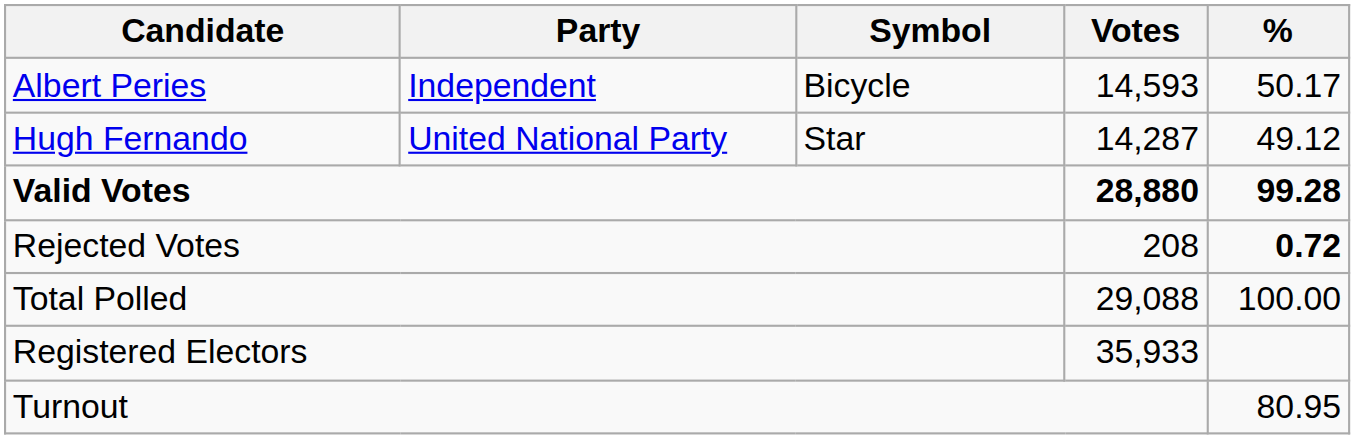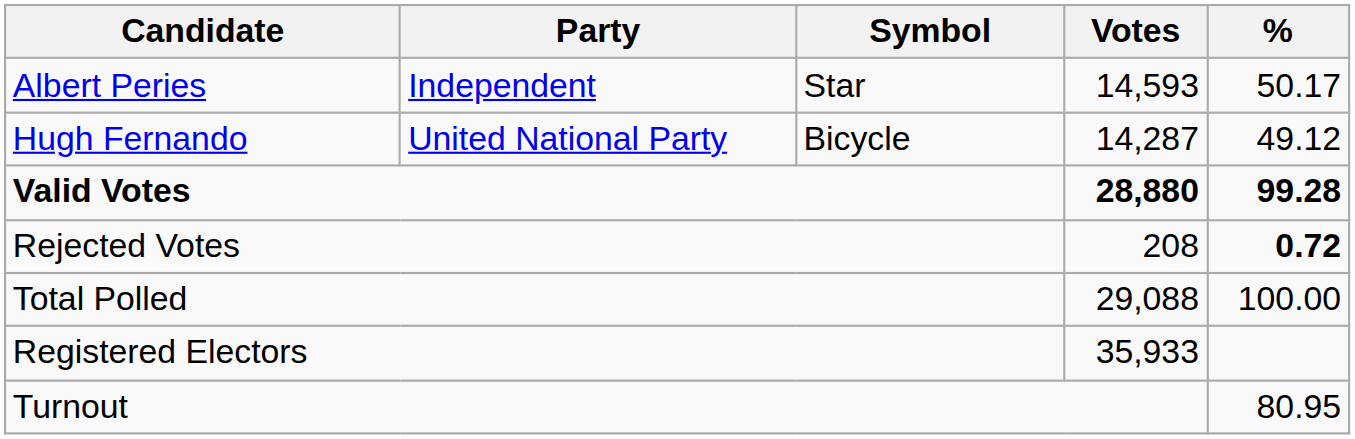(857, 84) Bicycle -> (835, 84) Star
(835, 138) Star -> (857, 138) Bicycle
